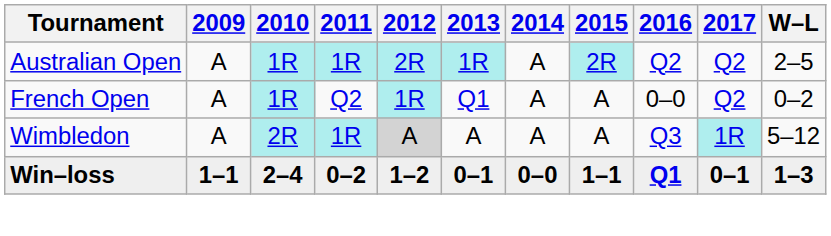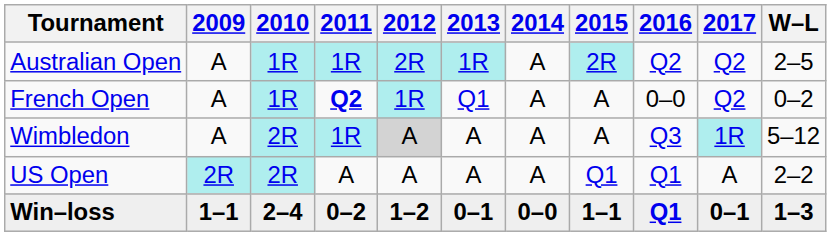(346, 99) normal -> (346, 99) bold
+ row: (59, 174)
